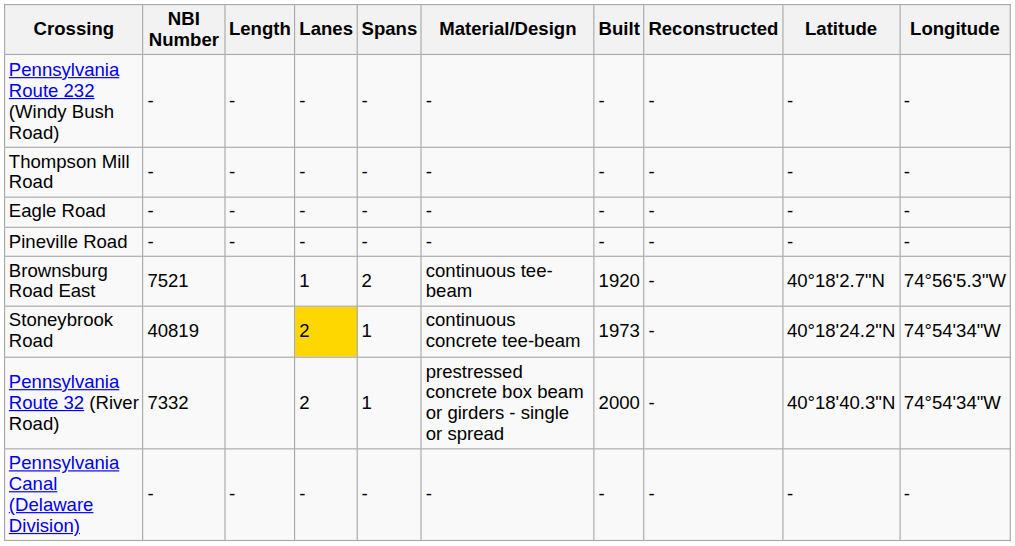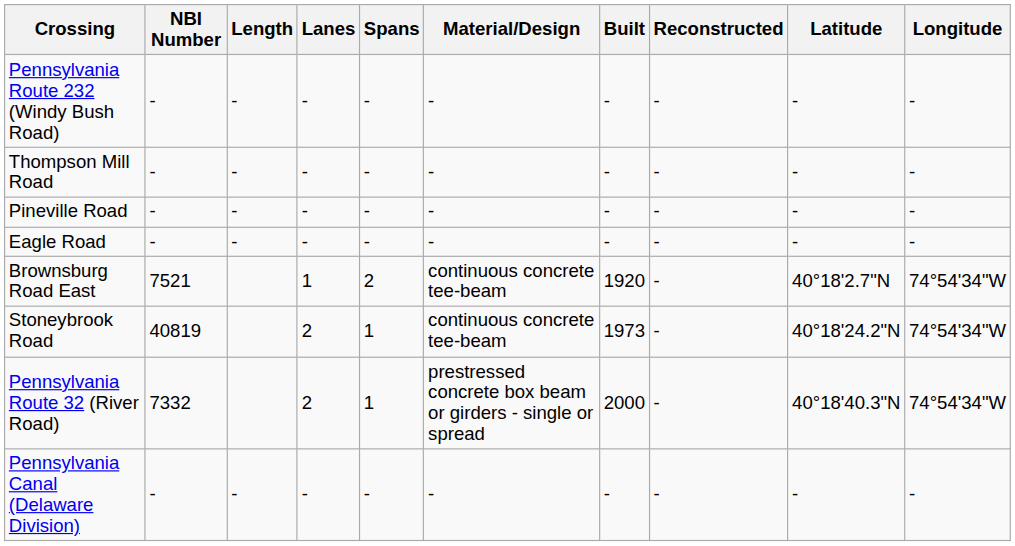rows swapped: (68, 241) <-> (57, 211)
(489, 281) continuous tee-beam -> (511, 281) continuous concrete tee-beam
(955, 281) 74°56'5.3"W -> (958, 281) 74°54'34"W
(304, 331) gold background -> (307, 331) no background
